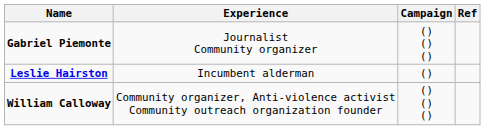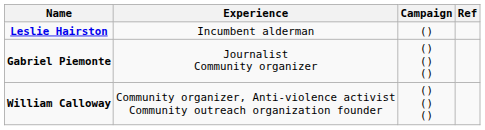rows swapped: (59, 43) <-> (59, 73)
